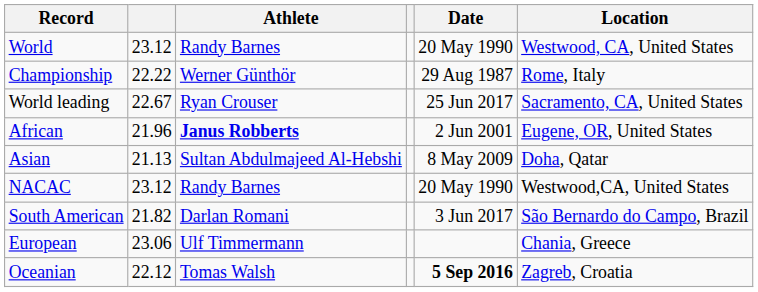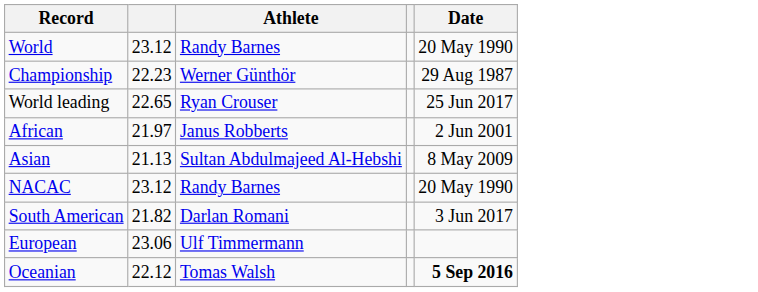- column: (635, 18)
(152, 74) 22.22 -> (152, 74) 22.23
(152, 103) 22.67 -> (152, 103) 22.65
(152, 131) 21.96 -> (152, 131) 21.97
(239, 131) bold -> (234, 131) normal
